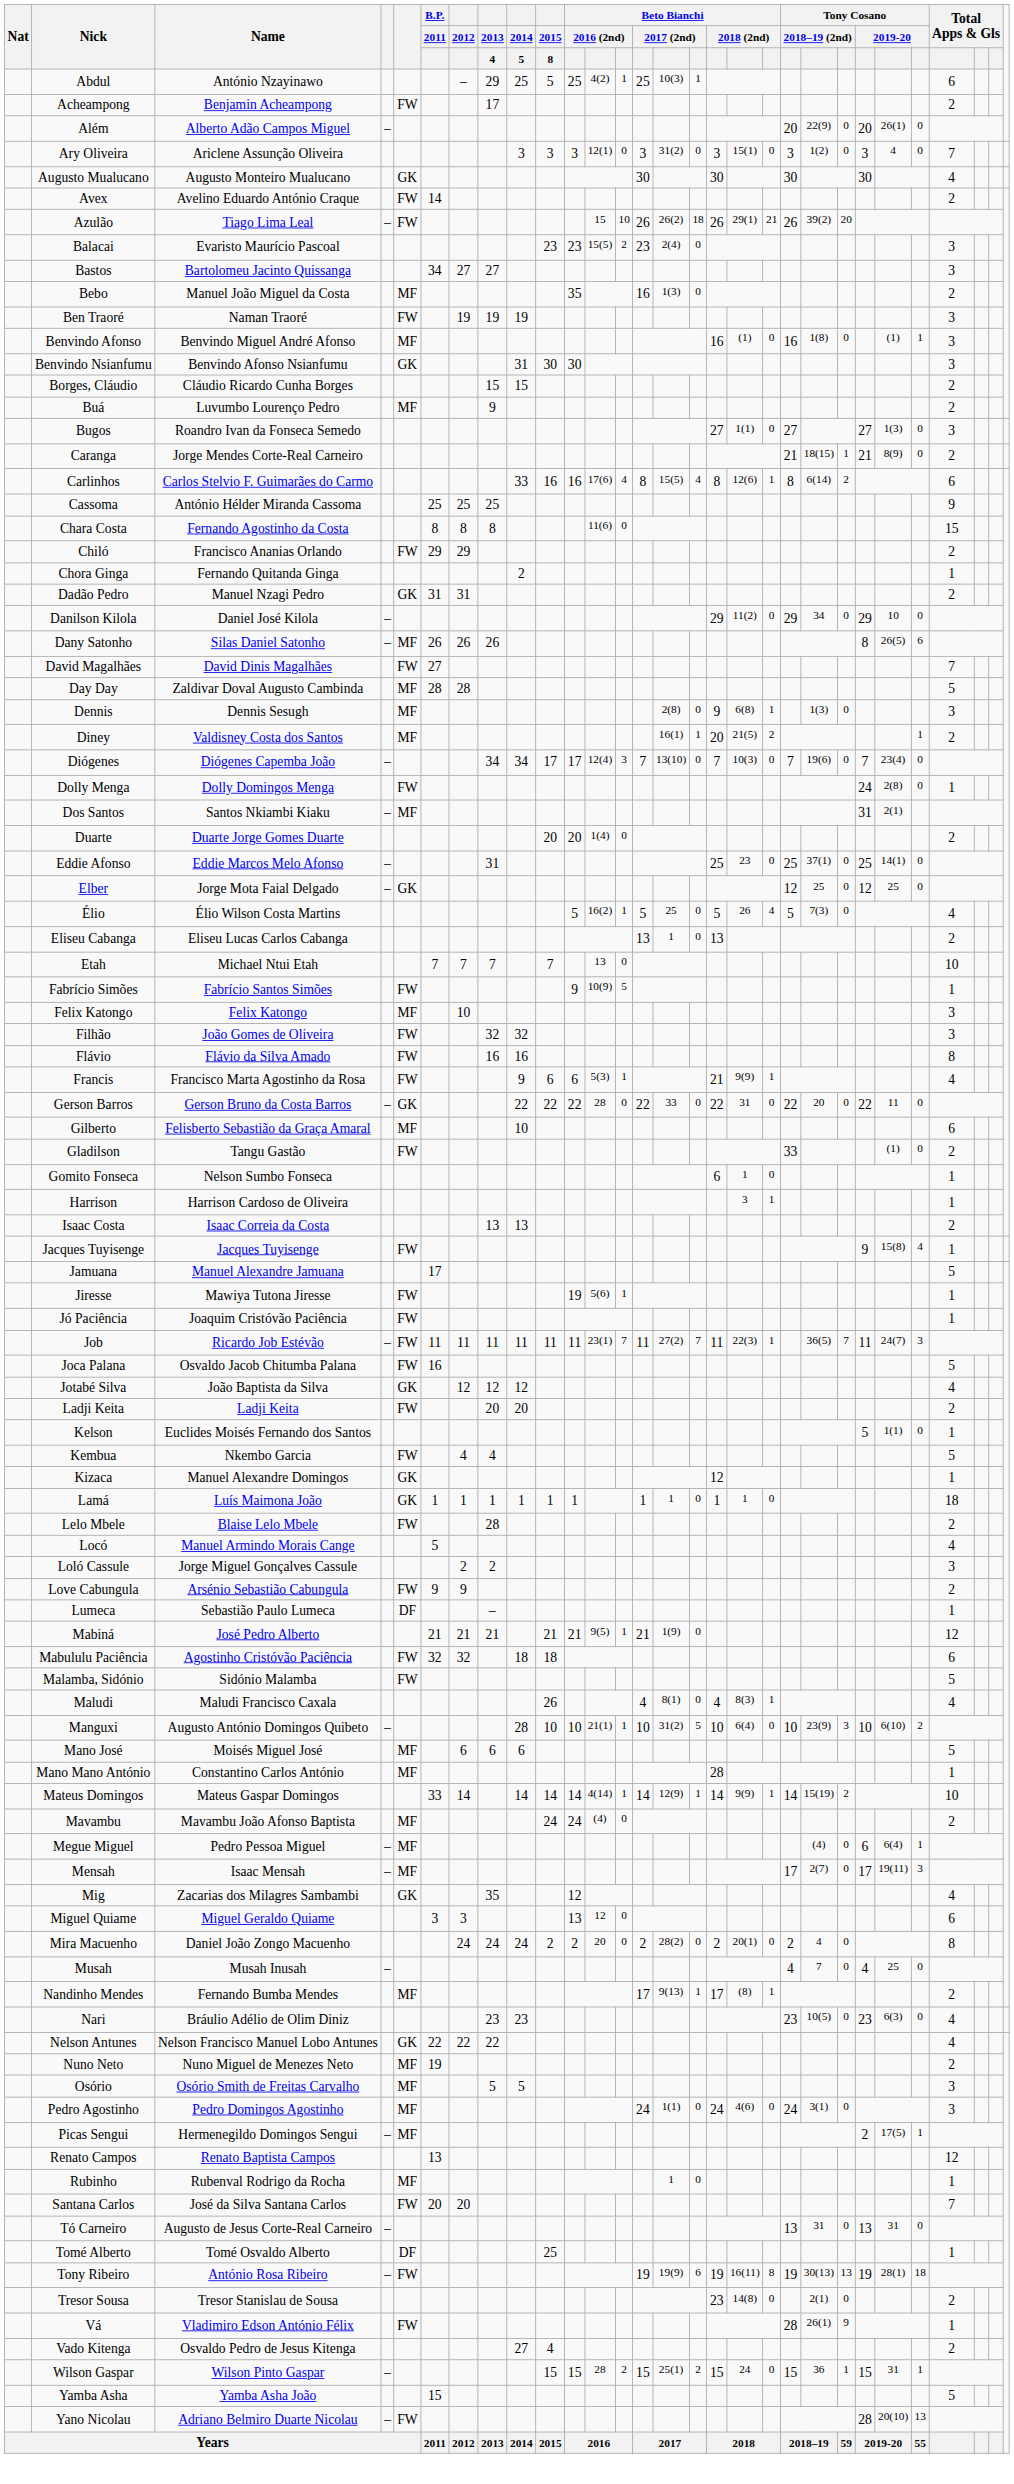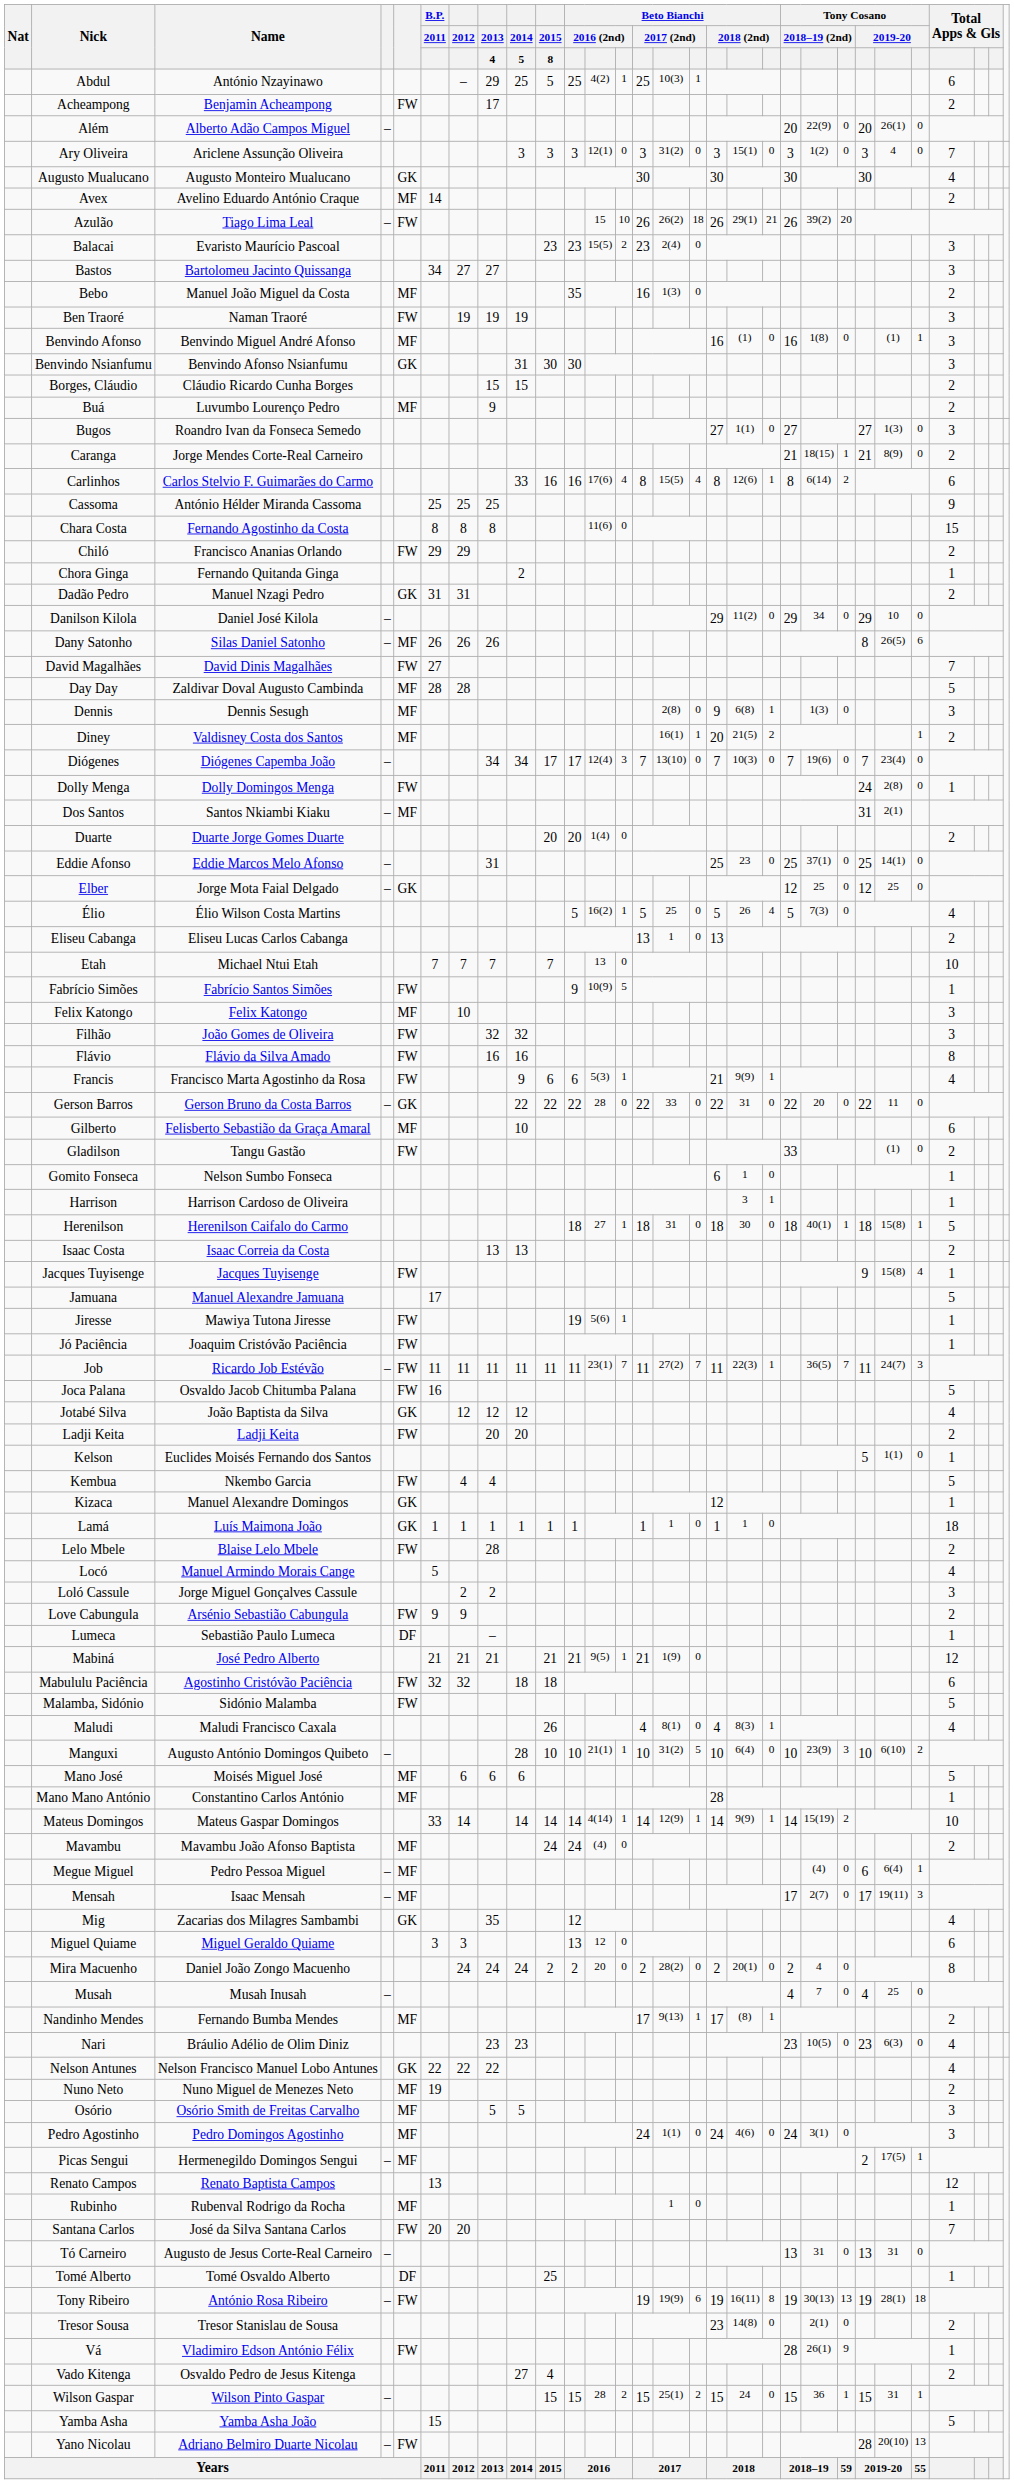(407, 198) FW -> (407, 198) MF
+ row: (93, 1227)
